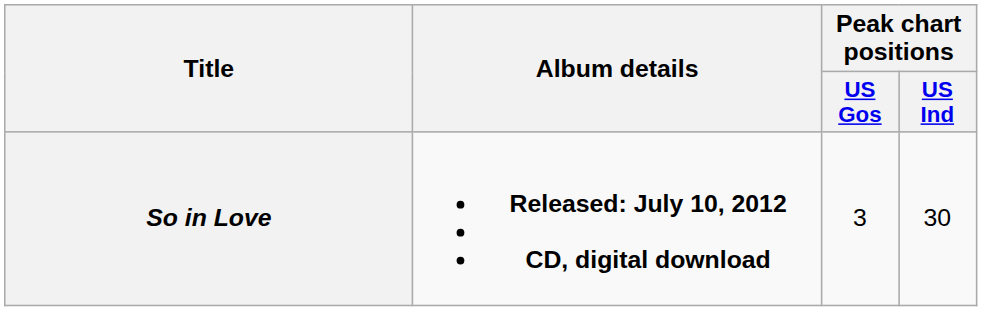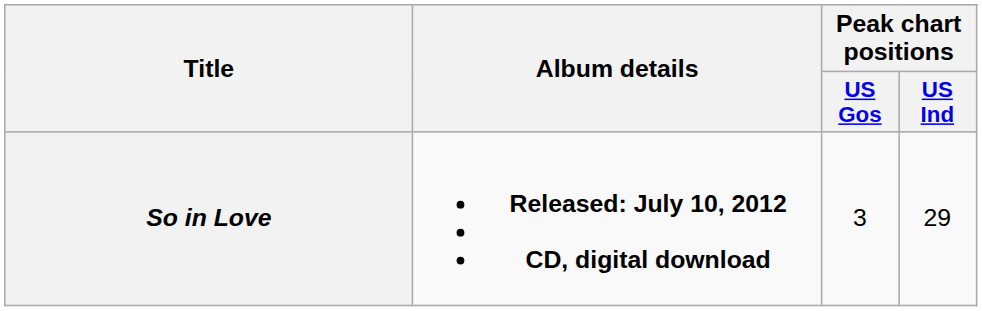(937, 218) 30 -> (937, 218) 29
